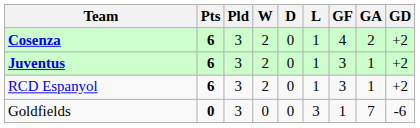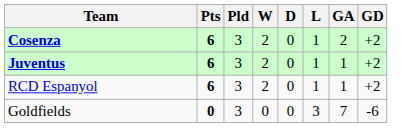- column: (343, 16)
